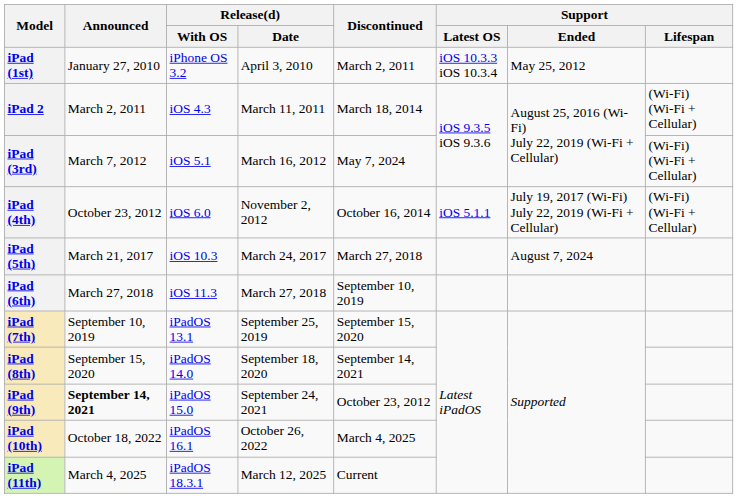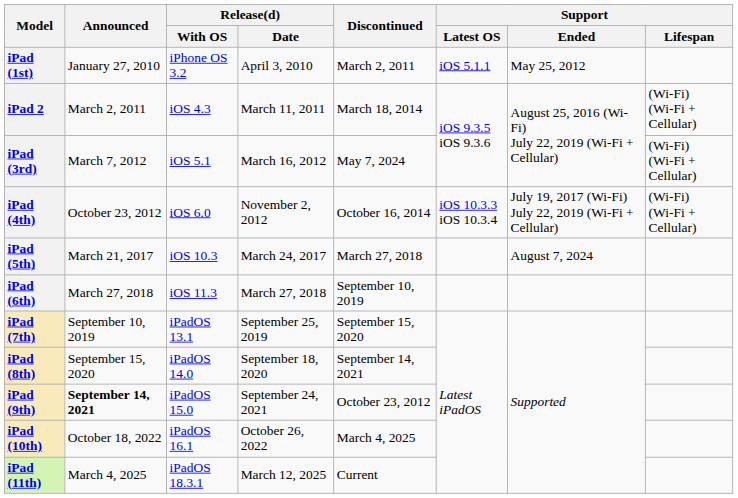(468, 65) iOS 10.3.3 iOS 10.3.4 -> (465, 65) iOS 5.1.1
(465, 212) iOS 5.1.1 -> (468, 212) iOS 10.3.3 iOS 10.3.4
